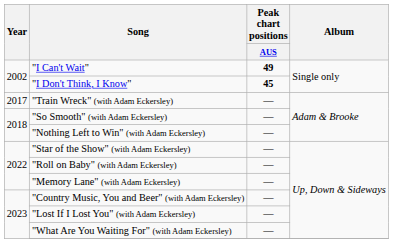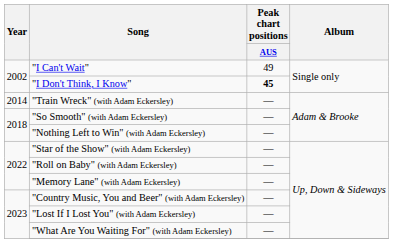(268, 68) bold -> (268, 68) normal
(17, 100) 2017 -> (17, 100) 2014
